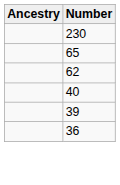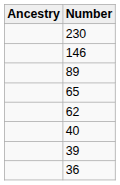+ row: (76, 53)
+ row: (72, 72)
